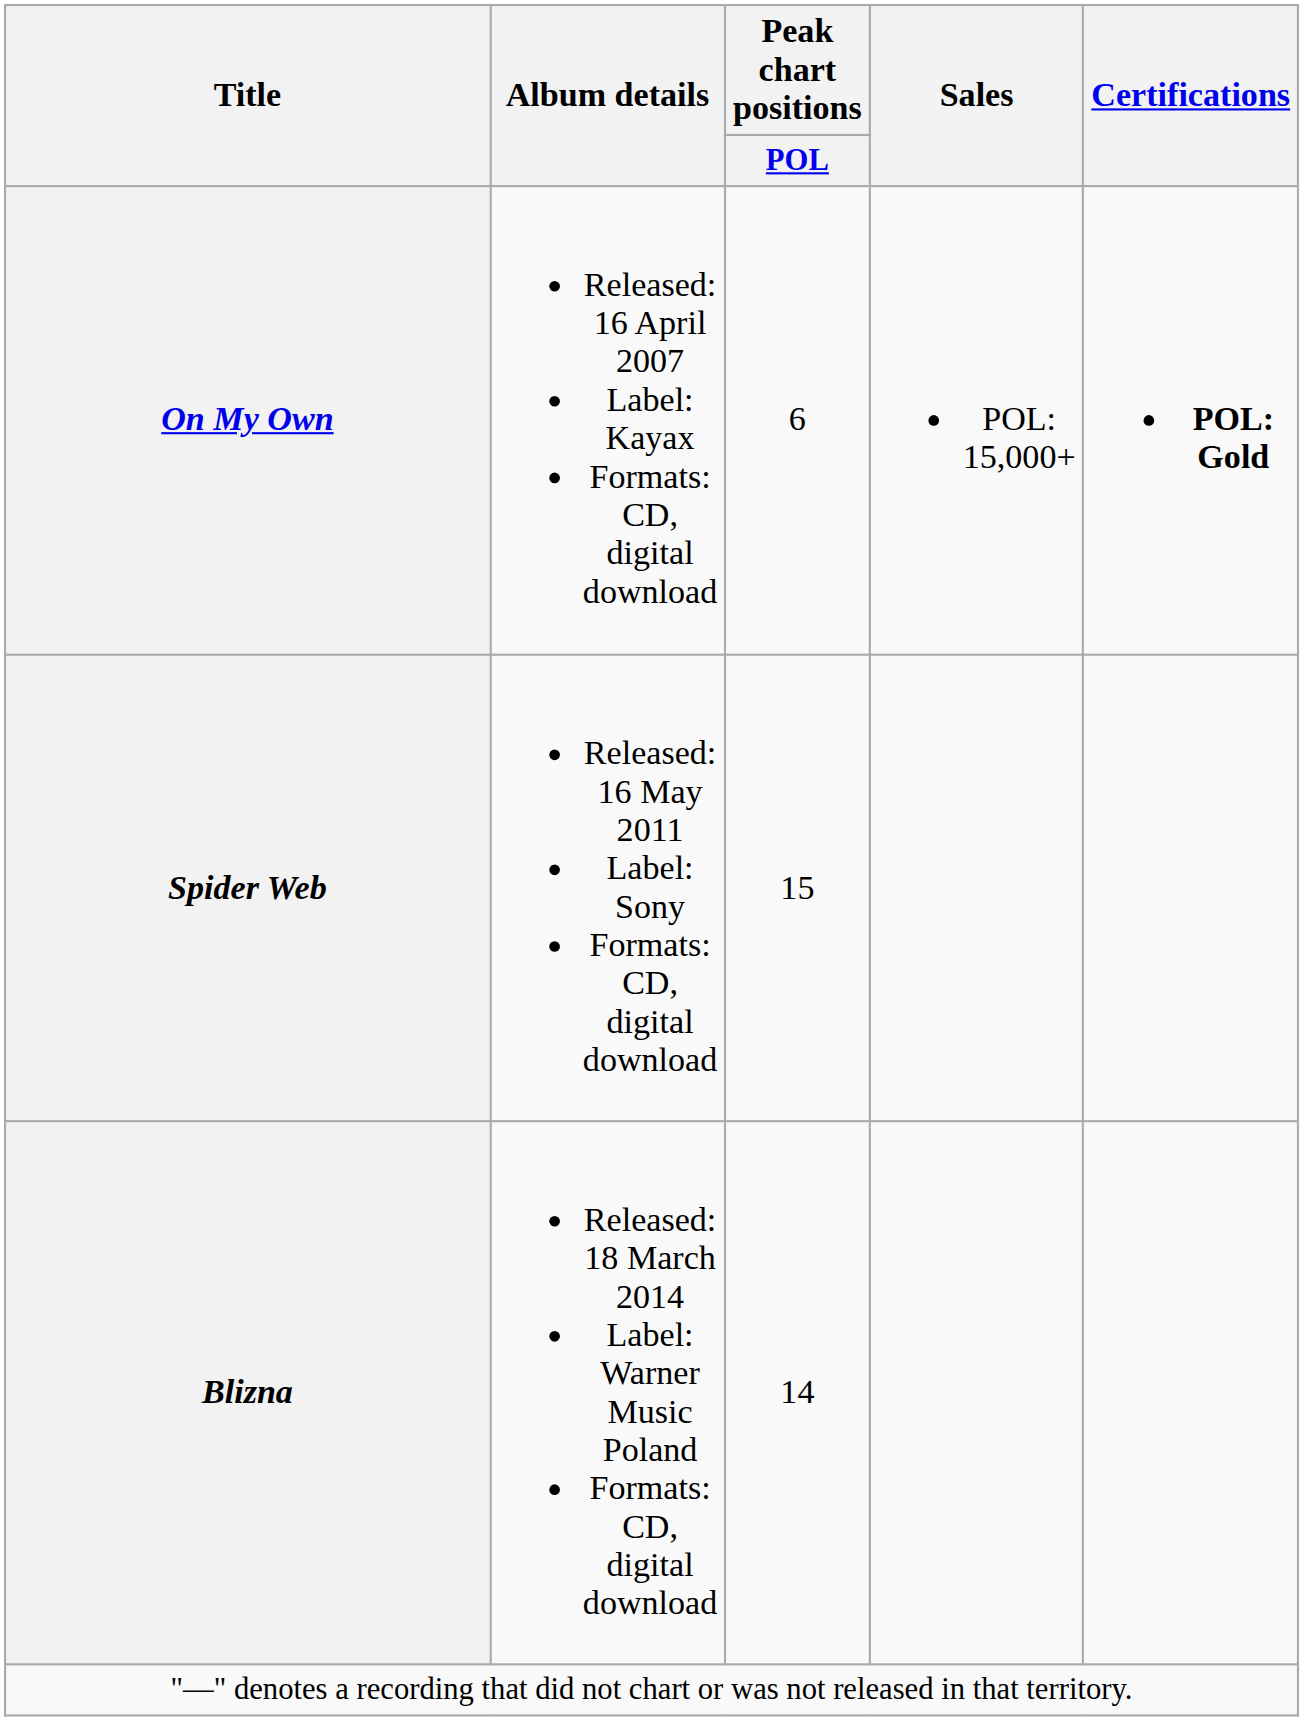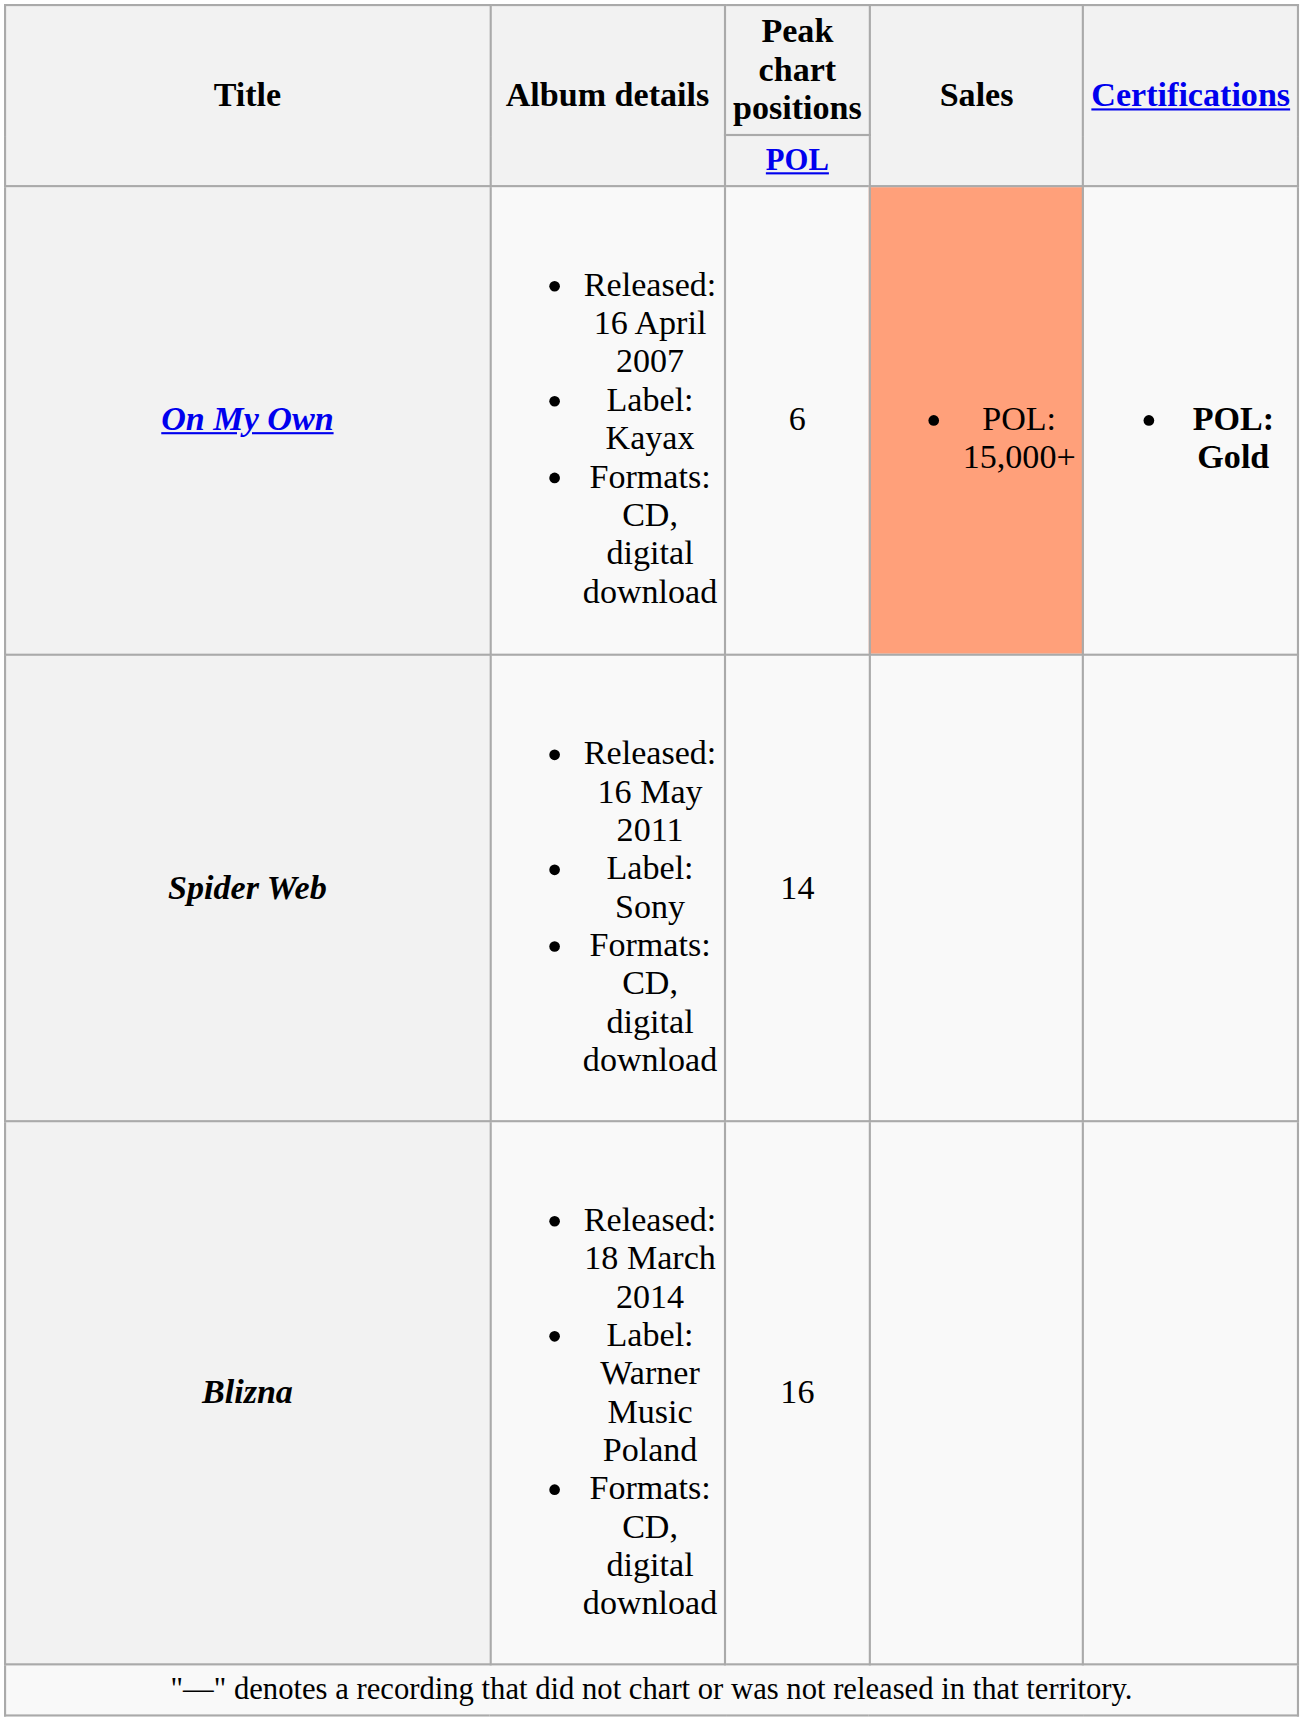(977, 439) no background -> (977, 439) lightsalmon background
(797, 886) 15 -> (797, 886) 14
(797, 1392) 14 -> (797, 1392) 16
